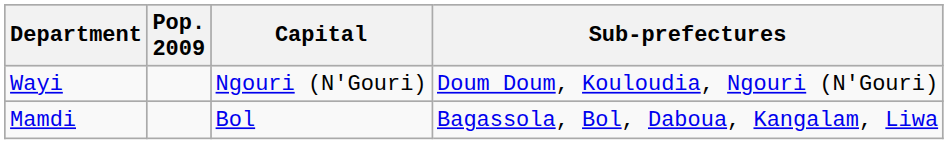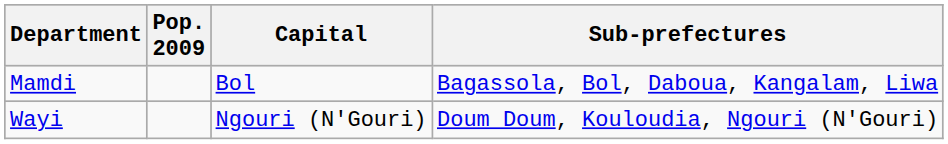rows swapped: (43, 120) <-> (36, 84)
